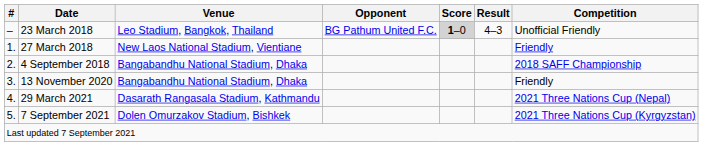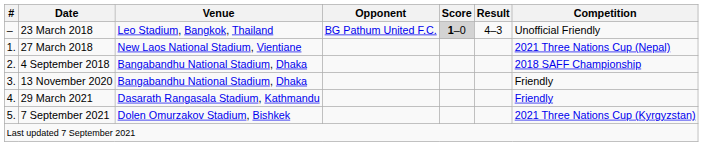(534, 47) Friendly -> (593, 47) 2021 Three Nations Cup (Nepal)
(593, 99) 2021 Three Nations Cup (Nepal) -> (534, 99) Friendly
